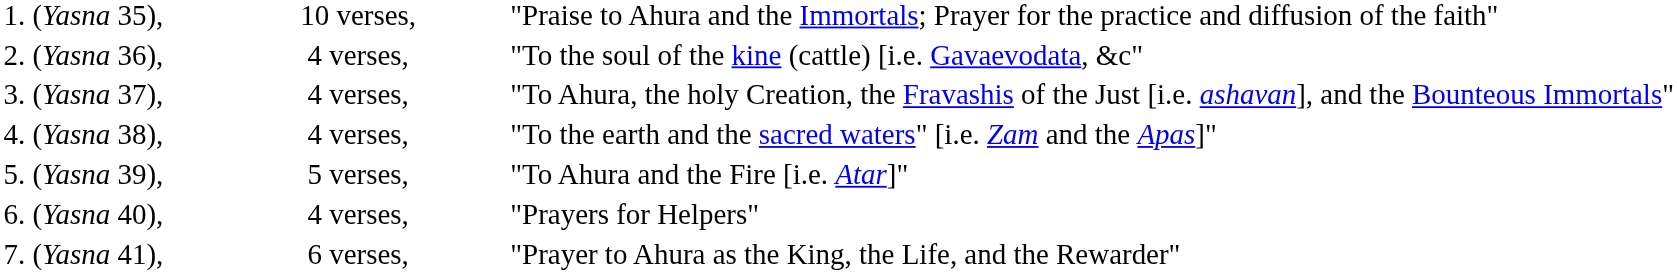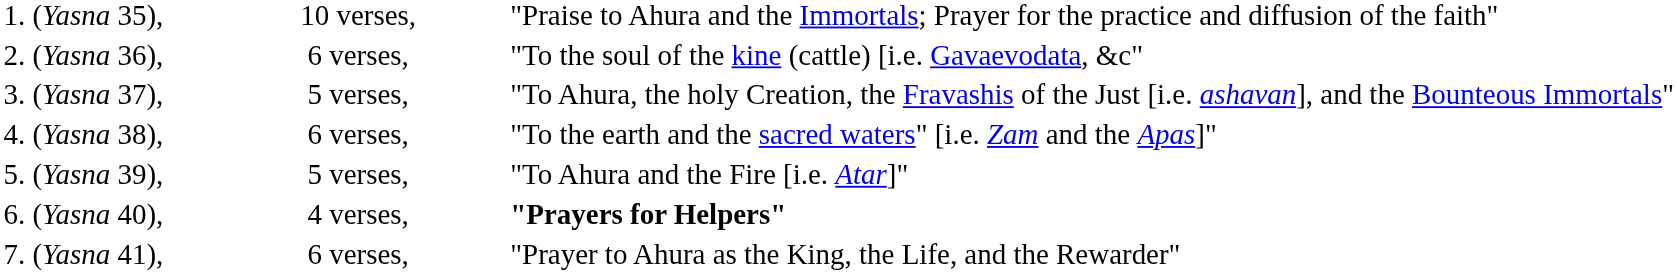(355, 55) 4 verses, -> (355, 55) 6 verses,
(355, 94) 4 verses, -> (355, 94) 5 verses,
(355, 134) 4 verses, -> (355, 134) 6 verses,
(635, 214) normal -> (648, 214) bold
